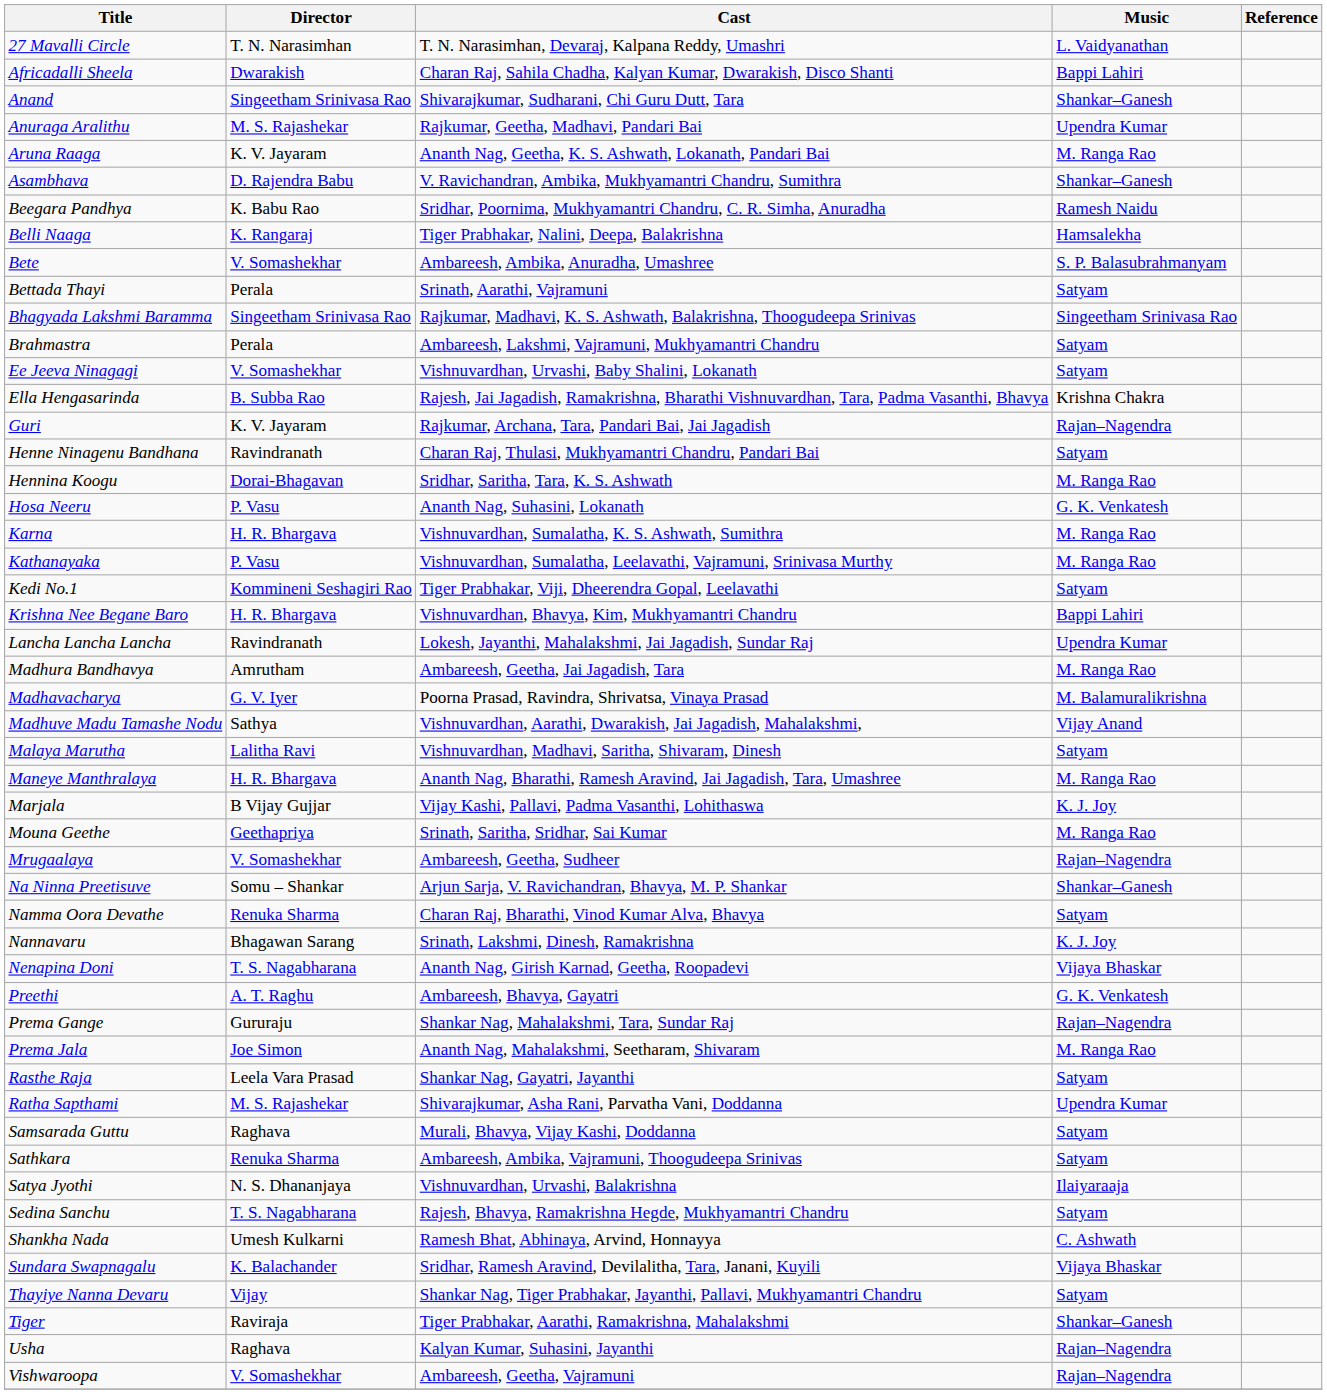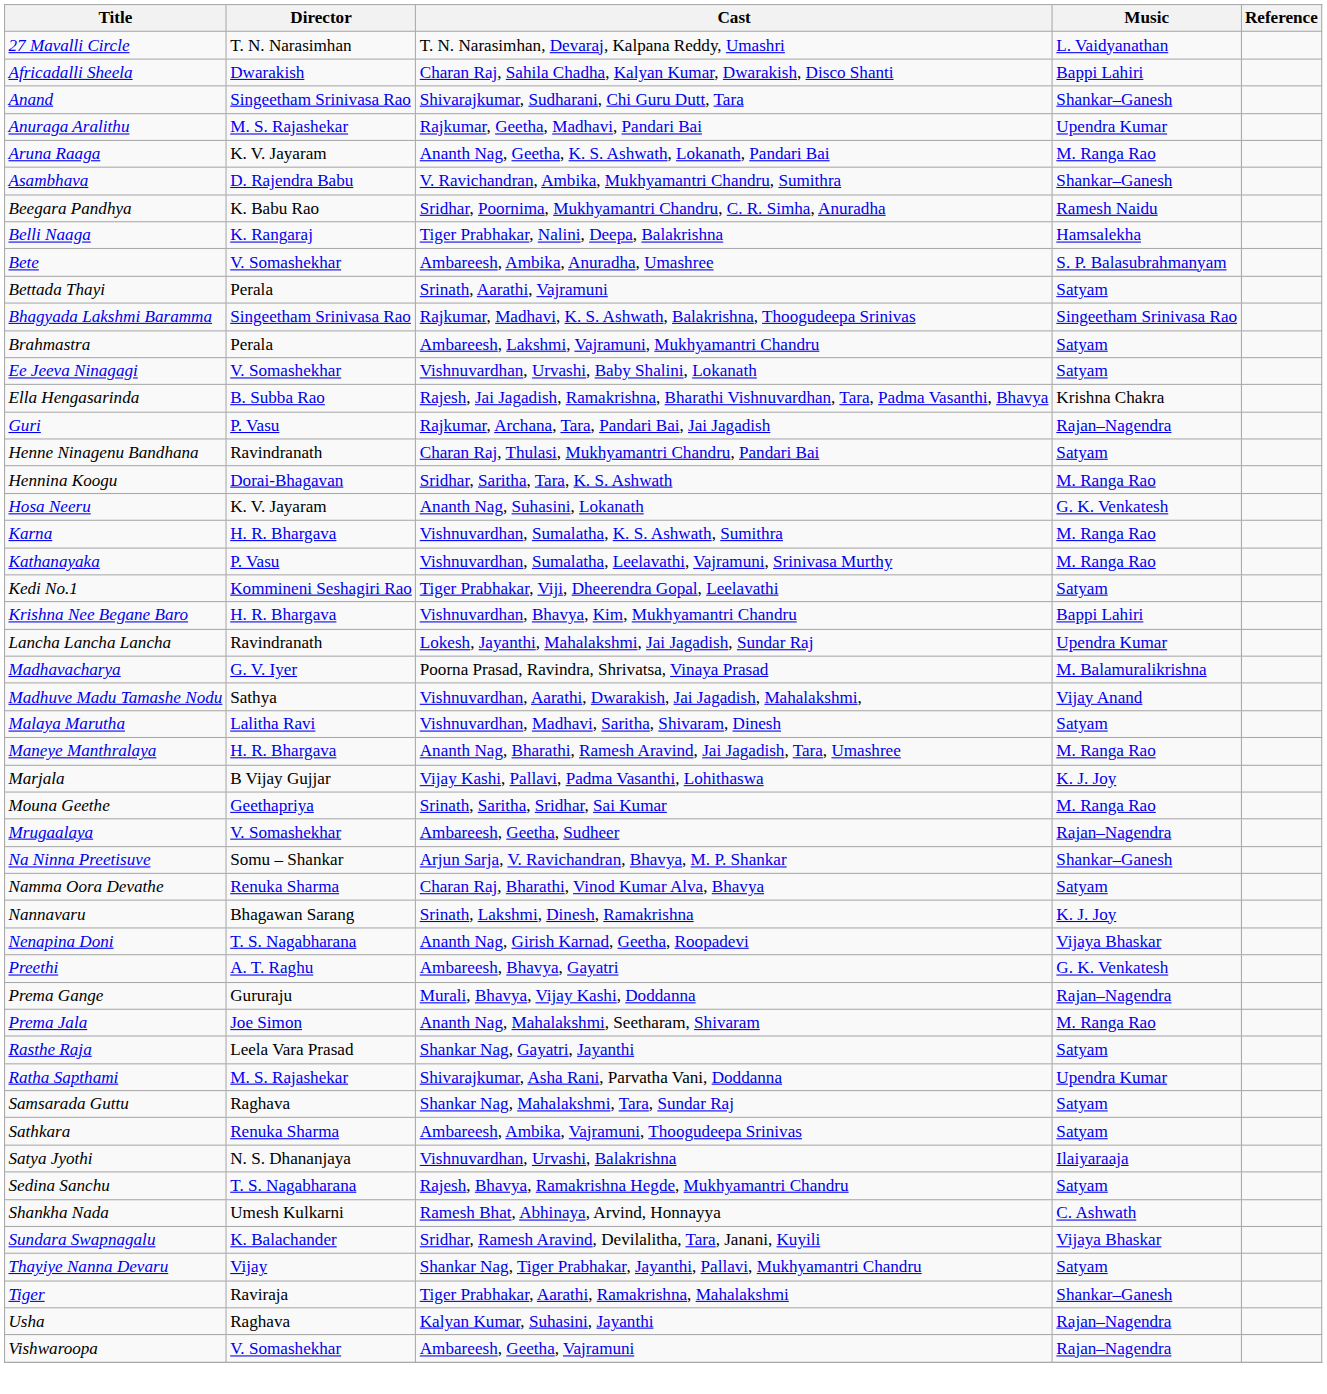(278, 425) K. V. Jayaram -> (255, 425) P. Vasu
(255, 506) P. Vasu -> (278, 506) K. V. Jayaram
- row: (81, 669)
(577, 1022) Shankar Nag, Mahalakshmi, Tara, Sundar Raj -> (558, 995) Murali, Bhavya, Vijay Kashi, Doddanna
(558, 1131) Murali, Bhavya, Vijay Kashi, Doddanna -> (577, 1104) Shankar Nag, Mahalakshmi, Tara, Sundar Raj
